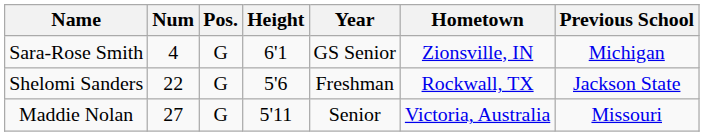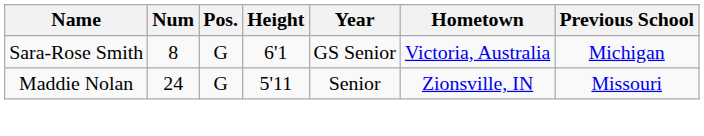(173, 51) 4 -> (173, 51) 8
(478, 51) Zionsville, IN -> (478, 51) Victoria, Australia
- row: (76, 83)
(173, 114) 27 -> (173, 83) 24
(478, 114) Victoria, Australia -> (478, 83) Zionsville, IN
